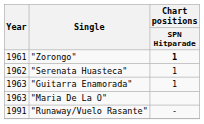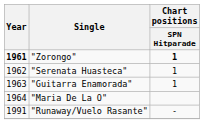(17, 57) normal -> (17, 57) bold
(17, 98) 1963 -> (17, 98) 1964
